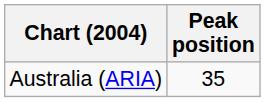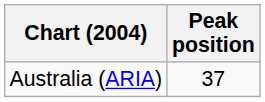(213, 79) 35 -> (213, 79) 37
